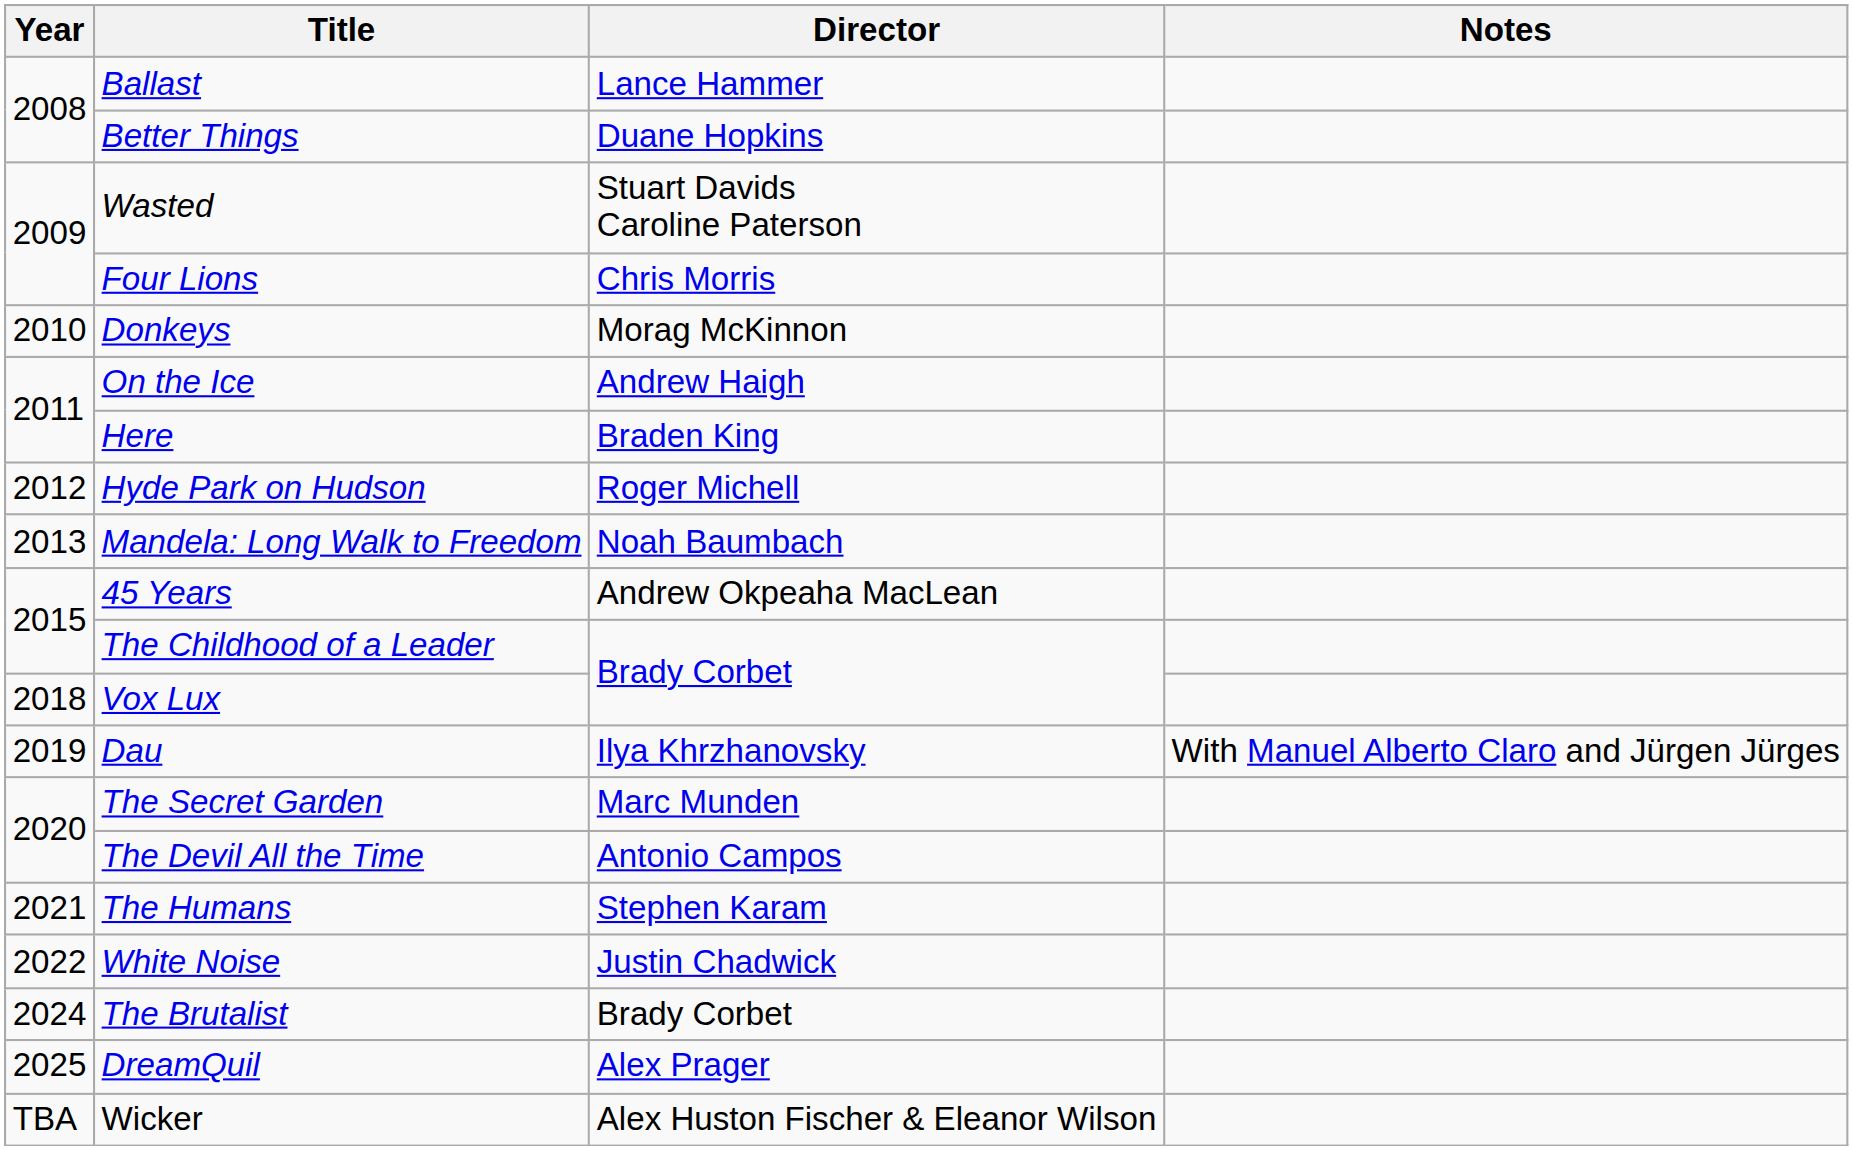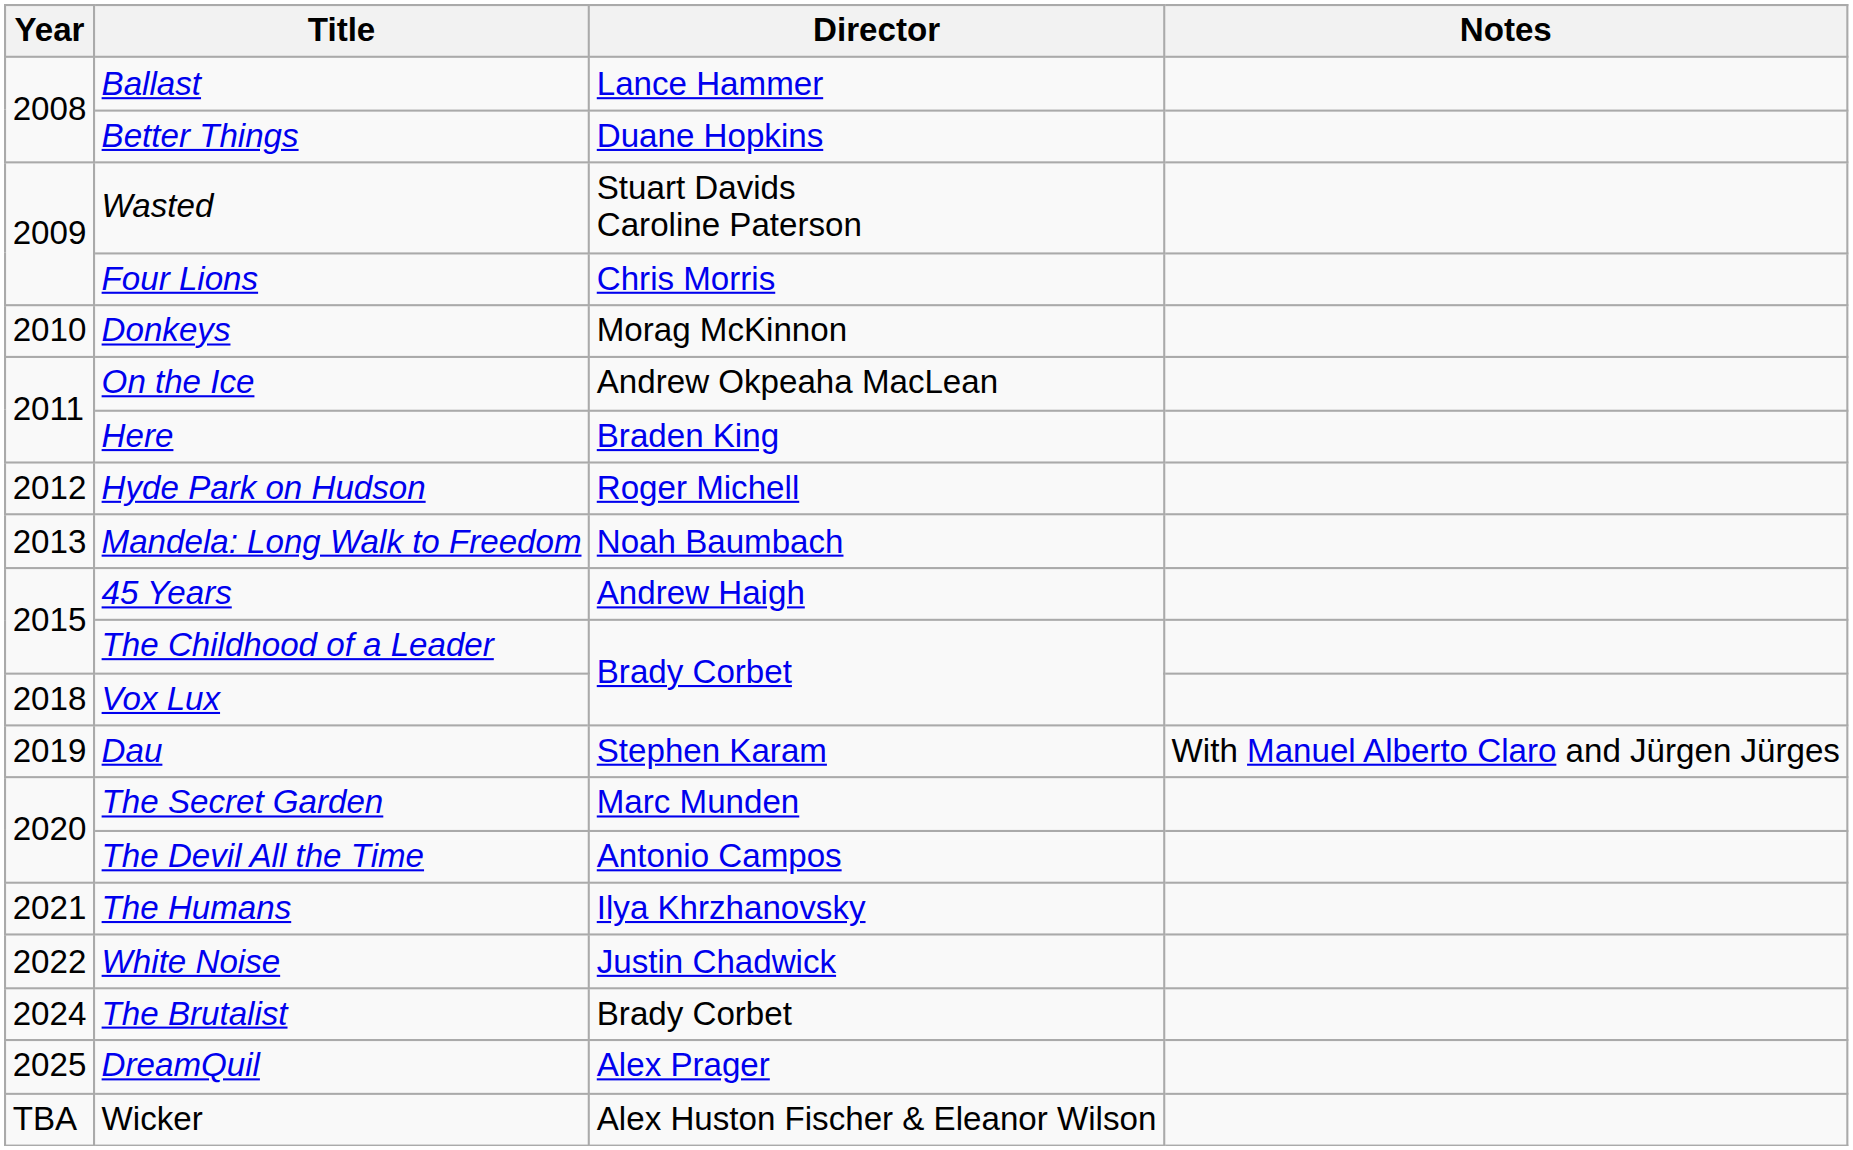(701, 383) Andrew Haigh -> (797, 383) Andrew Okpeaha MacLean
(797, 593) Andrew Okpeaha MacLean -> (701, 593) Andrew Haigh
(731, 750) Ilya Khrzhanovsky -> (712, 750) Stephen Karam
(712, 908) Stephen Karam -> (731, 908) Ilya Khrzhanovsky
